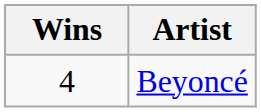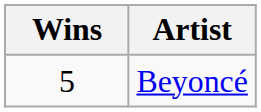(67, 80) 4 -> (67, 80) 5
